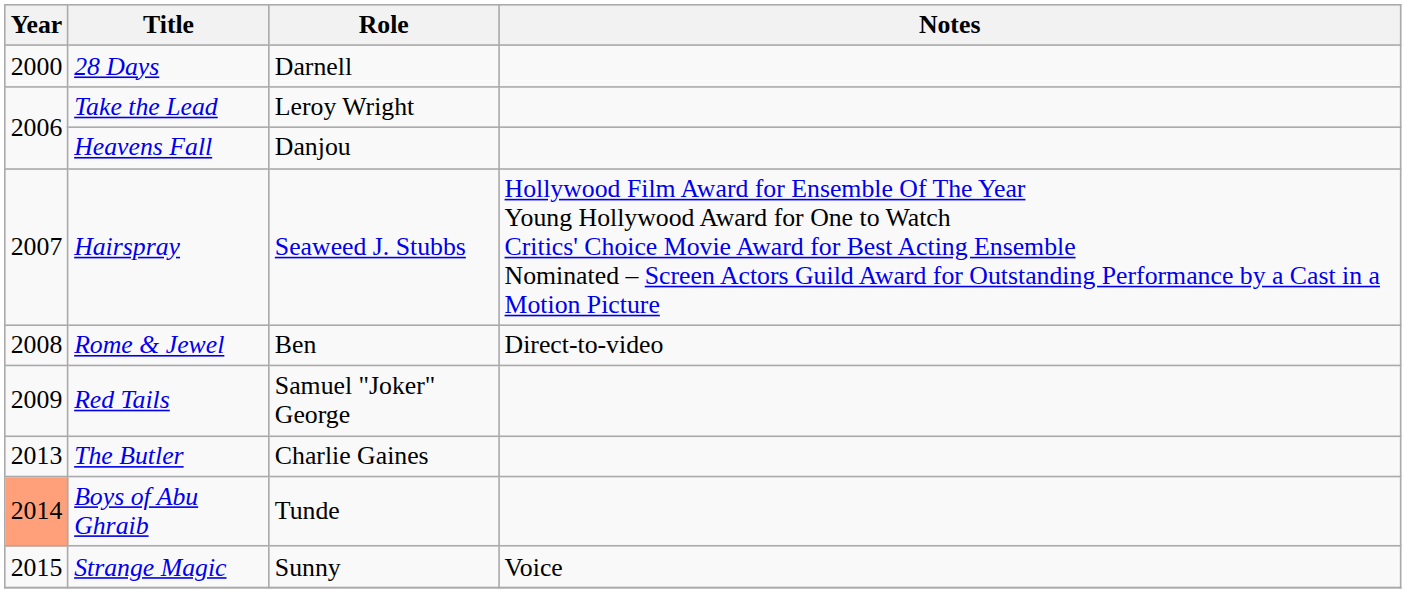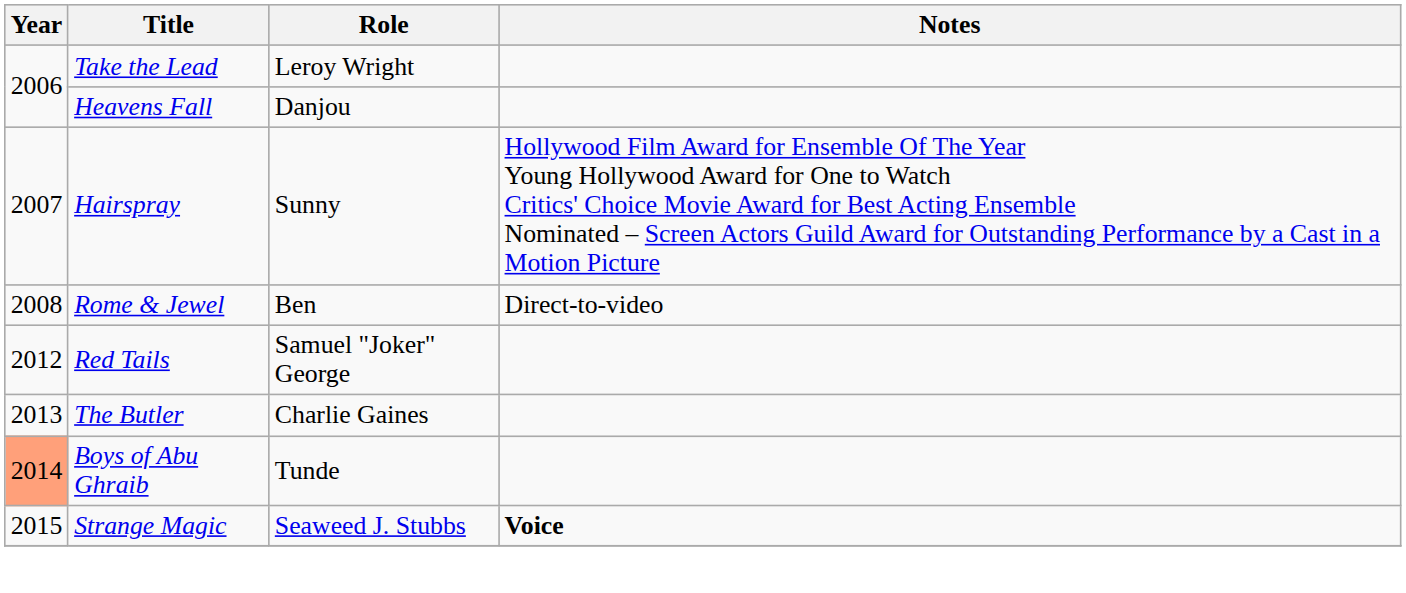- row: (117, 65)
(370, 246) Seaweed J. Stubbs -> (308, 205) Sunny
(37, 400) 2009 -> (37, 359) 2012
(308, 566) Sunny -> (370, 525) Seaweed J. Stubbs
(534, 566) normal -> (534, 525) bold
